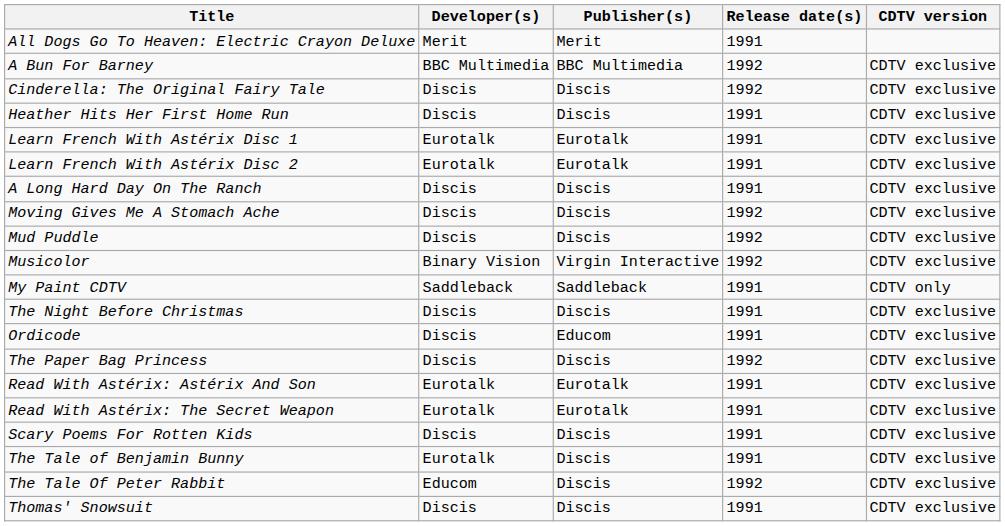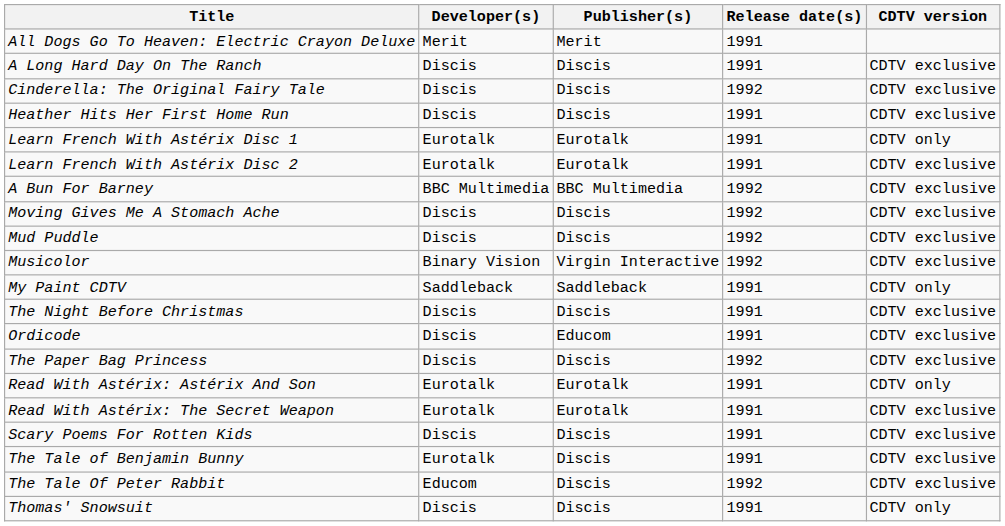rows swapped: (81, 66) <-> (135, 189)
(933, 140) CDTV exclusive -> (910, 140) CDTV only
(933, 386) CDTV exclusive -> (910, 386) CDTV only
(933, 508) CDTV exclusive -> (910, 508) CDTV only
